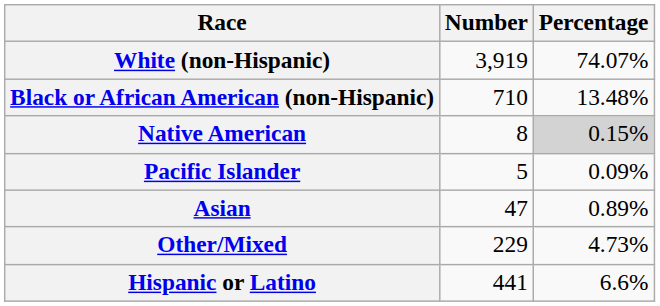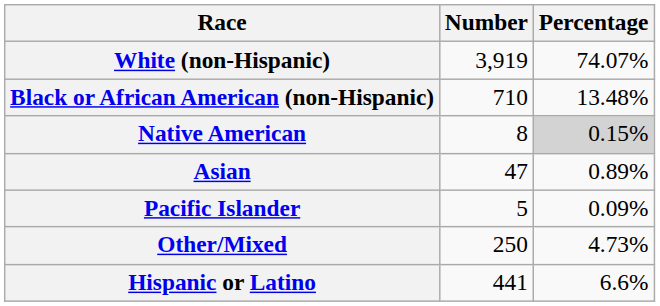rows swapped: (222, 208) <-> (222, 171)
(510, 245) 229 -> (510, 245) 250
